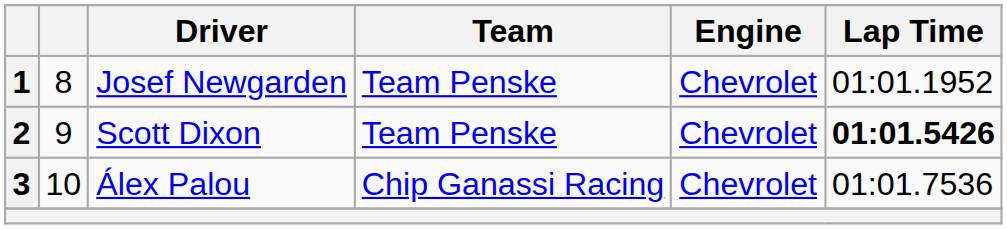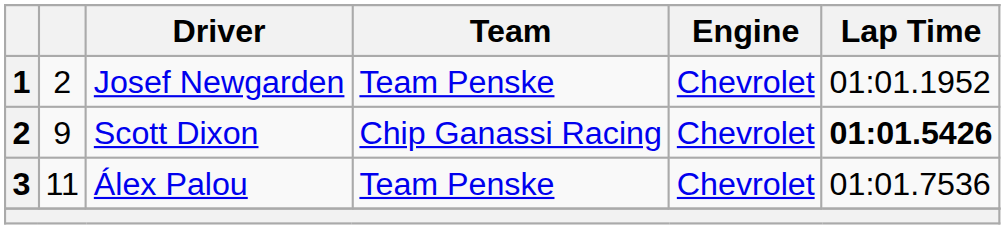(63, 82) 8 -> (62, 82) 2
(459, 133) Team Penske -> (511, 133) Chip Ganassi Racing
(63, 184) 10 -> (62, 184) 11
(513, 184) Chip Ganassi Racing -> (457, 184) Team Penske
